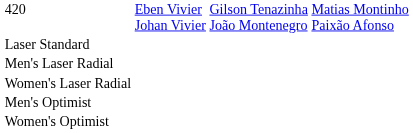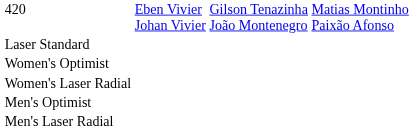rows swapped: (59, 64) <-> (57, 122)
